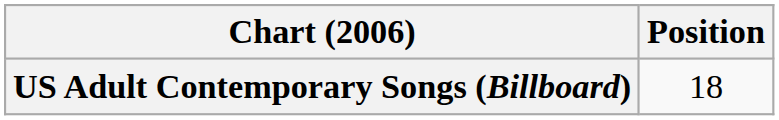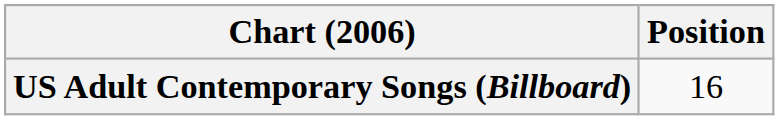(706, 85) 18 -> (706, 85) 16
